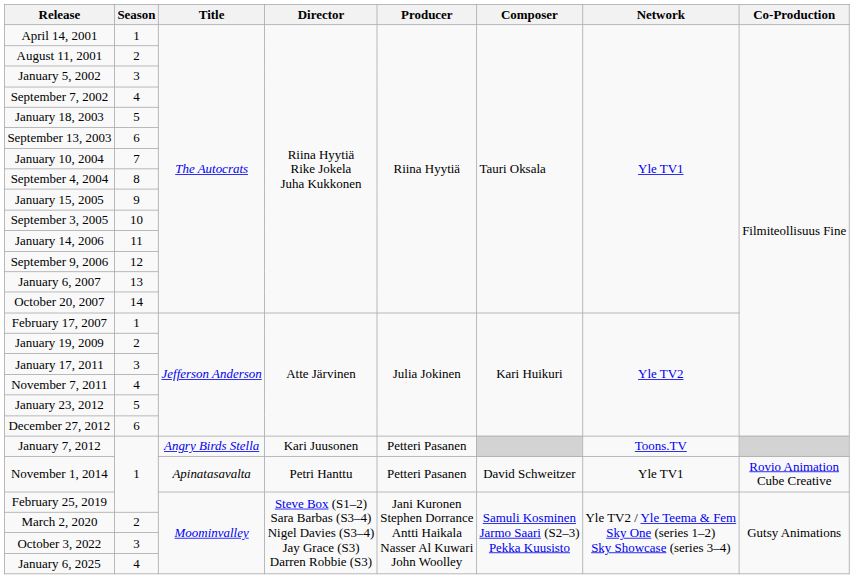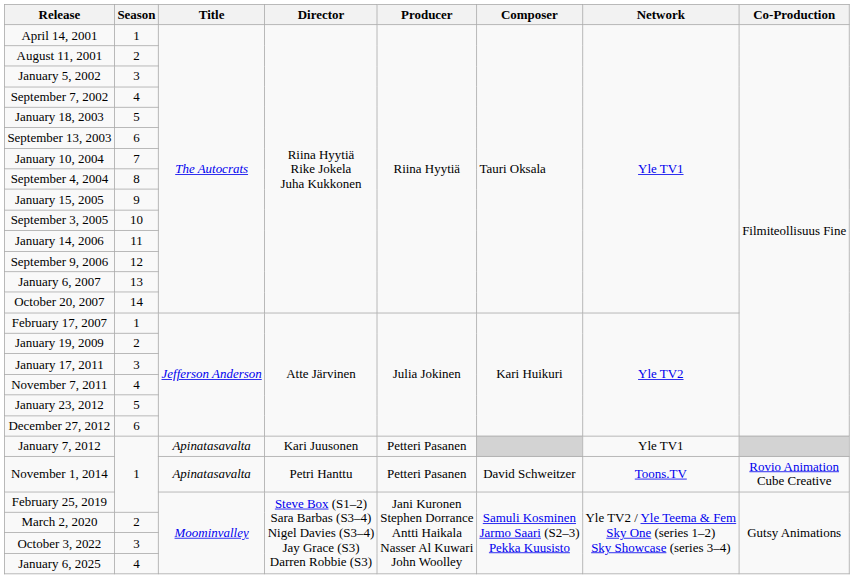(212, 446) Angry Birds Stella -> (212, 446) Apinatasavalta
(661, 446) Toons.TV -> (661, 446) Yle TV1
(661, 474) Yle TV1 -> (661, 474) Toons.TV
